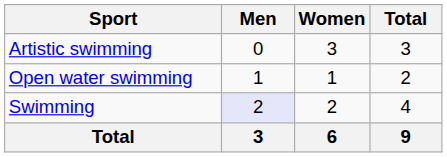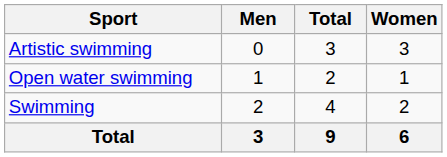columns swapped: (332, 19) <-> (406, 19)
(258, 107) lavender background -> (258, 107) no background
